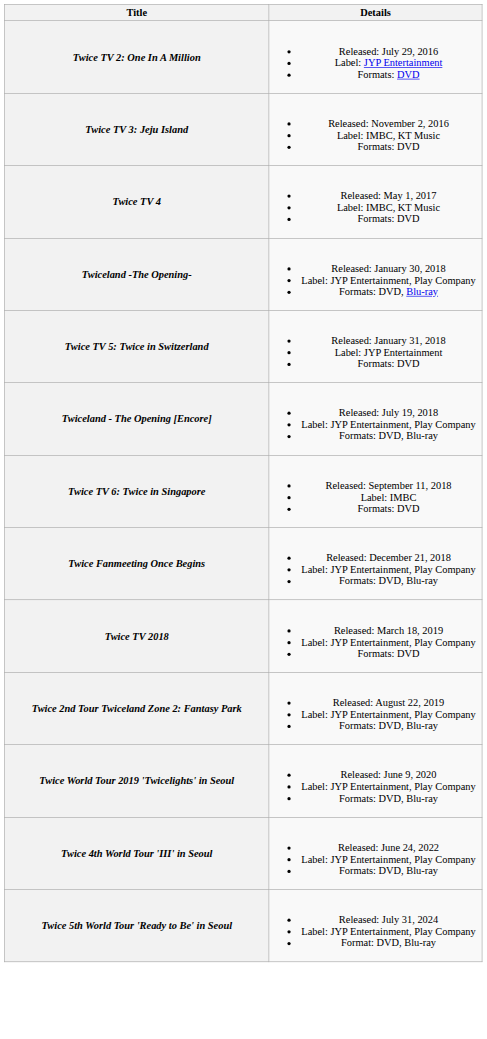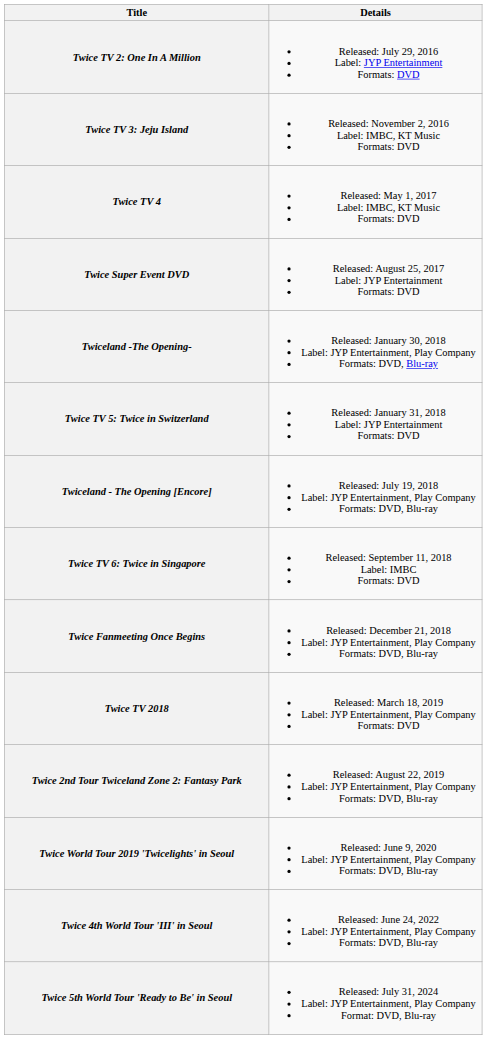+ row: (137, 274)
